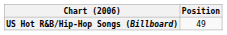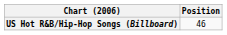(201, 24) 49 -> (201, 24) 46
